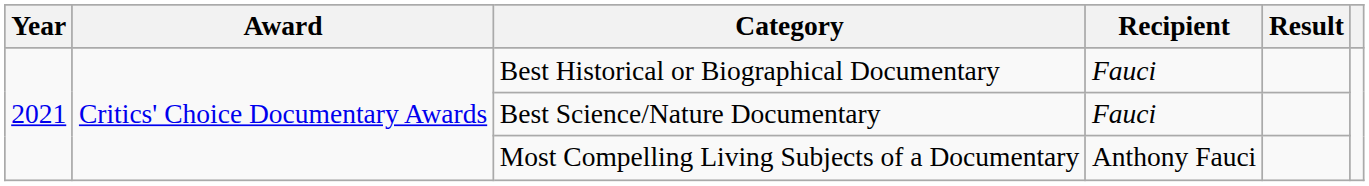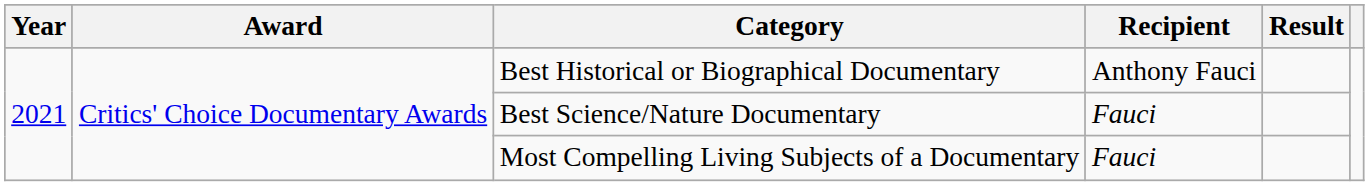(1124, 69) Fauci -> (1174, 69) Anthony Fauci
(1174, 157) Anthony Fauci -> (1124, 157) Fauci
